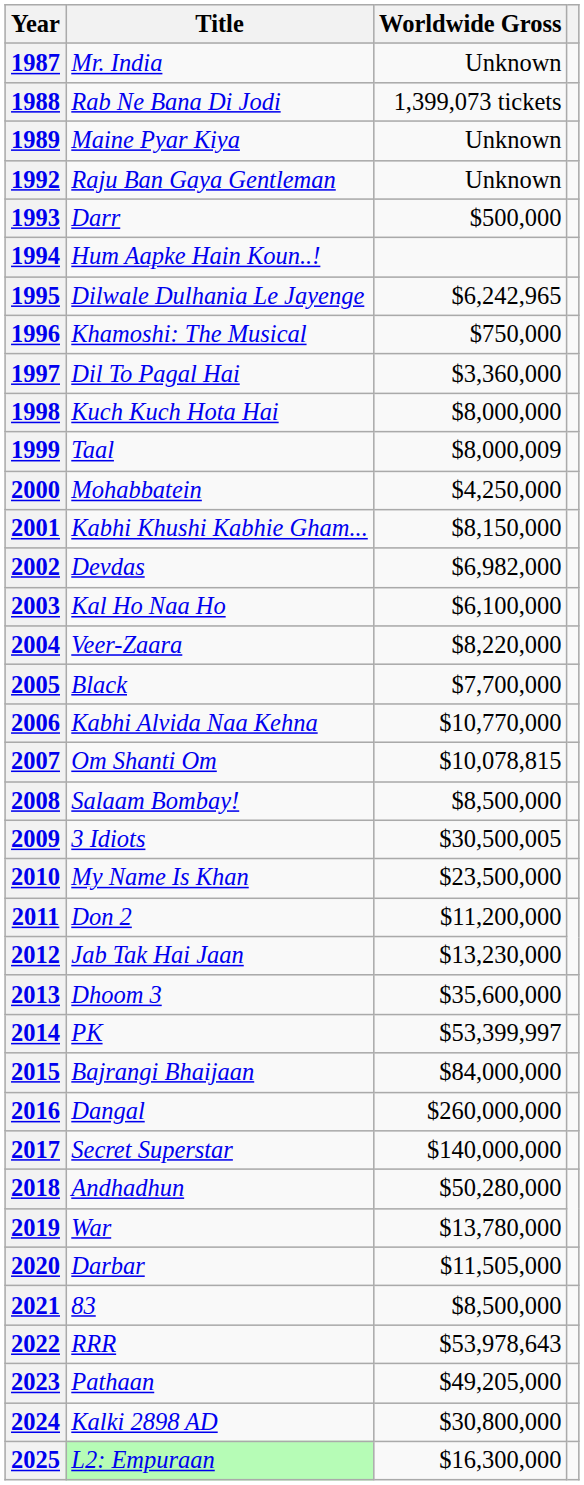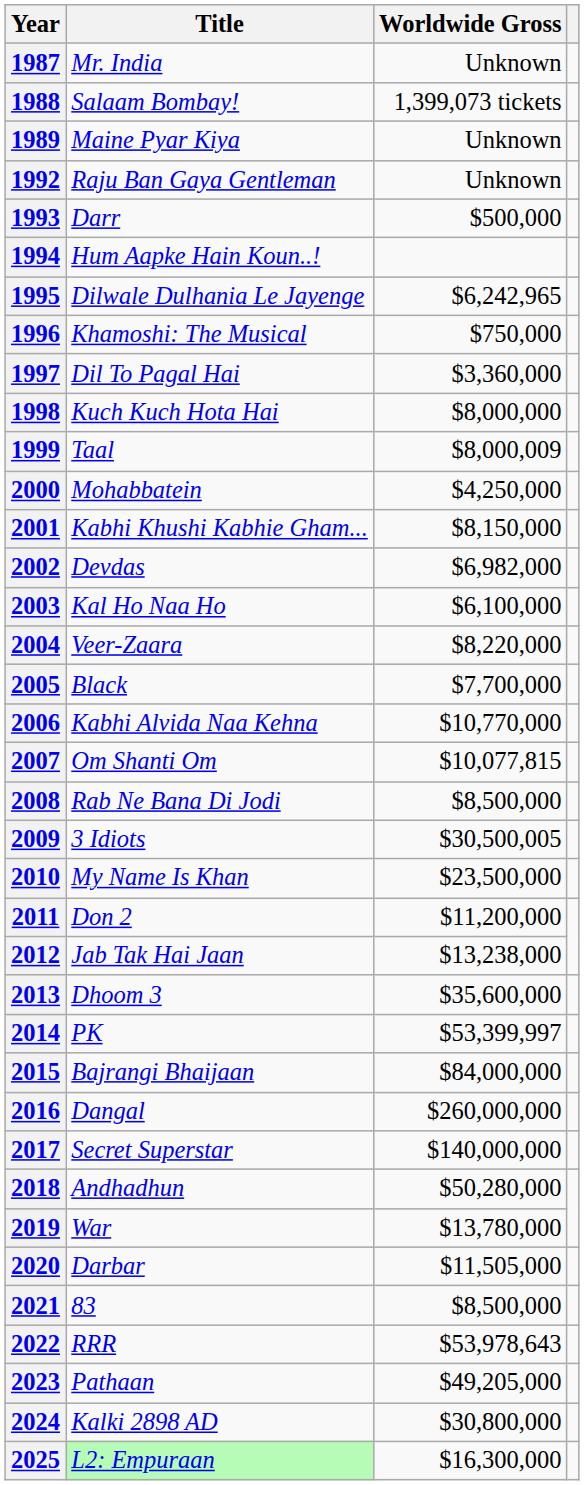(176, 101) Rab Ne Bana Di Jodi -> (155, 101) Salaam Bombay!
(500, 761) $10,078,815 -> (500, 761) $10,077,815
(155, 800) Salaam Bombay! -> (176, 800) Rab Ne Bana Di Jodi
(500, 955) $13,230,000 -> (500, 955) $13,238,000
